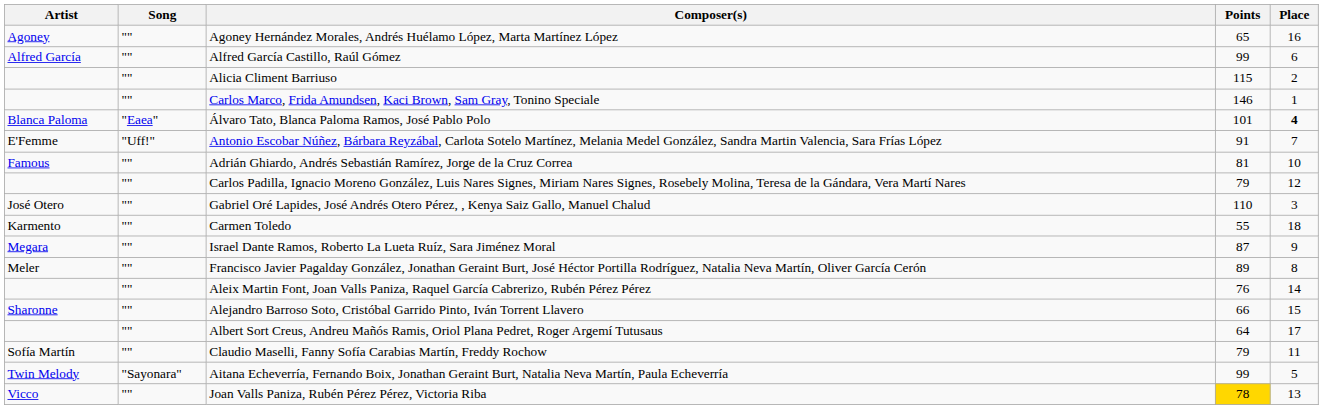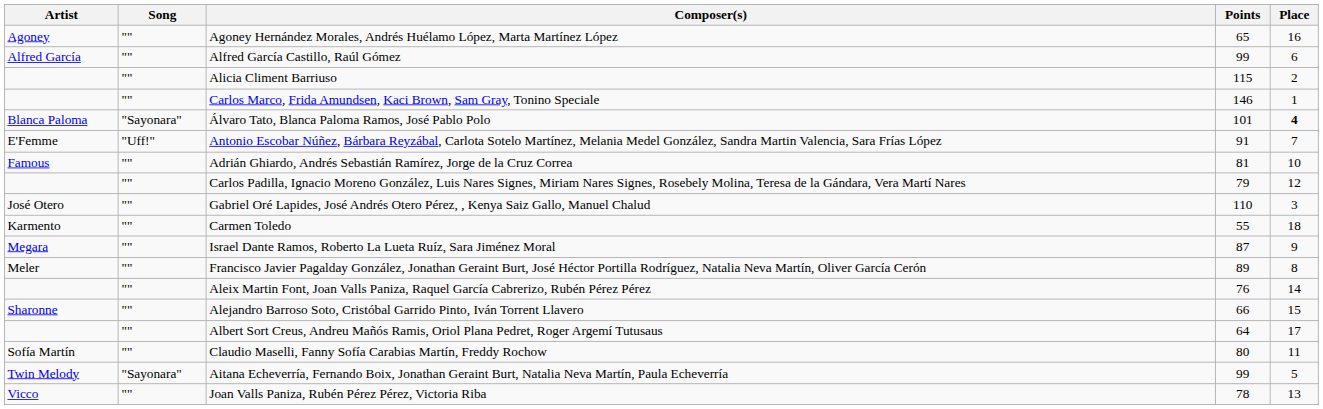(140, 120) "Eaea" -> (152, 120) "Sayonara"
(1243, 352) 79 -> (1243, 352) 80
(1243, 394) gold background -> (1243, 394) no background
